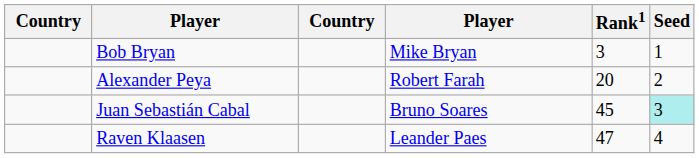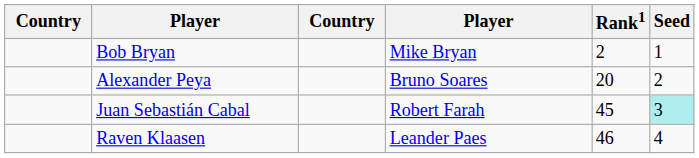(600, 52) 3 -> (600, 52) 2
(437, 81) Robert Farah -> (439, 81) Bruno Soares
(439, 109) Bruno Soares -> (437, 109) Robert Farah
(605, 138) 47 -> (605, 138) 46
